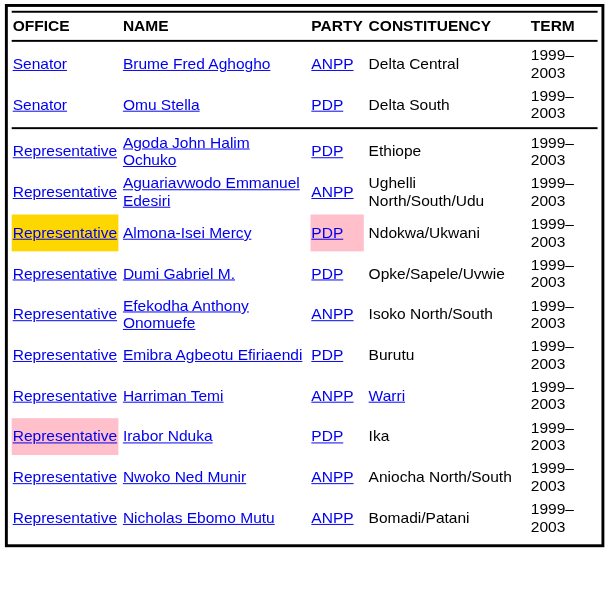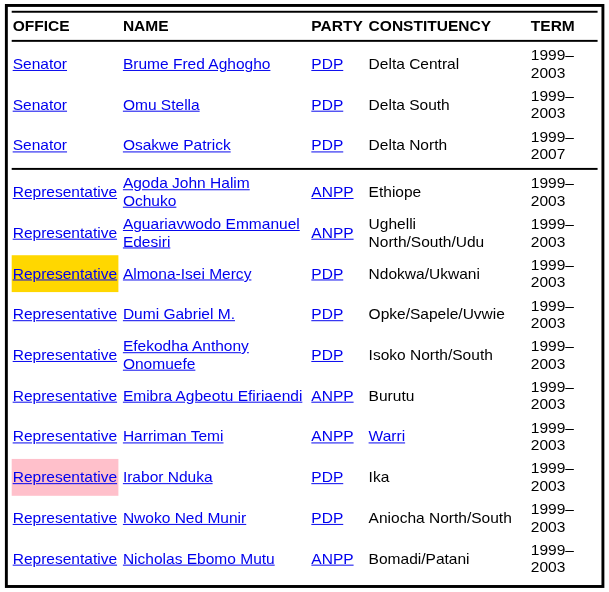(332, 64) ANPP -> (327, 64) PDP
+ row: (177, 145)
(327, 151) PDP -> (332, 192) ANPP
(327, 232) pink background -> (327, 273) no background
(332, 314) ANPP -> (327, 355) PDP
(327, 355) PDP -> (332, 395) ANPP
(332, 477) ANPP -> (327, 518) PDP
